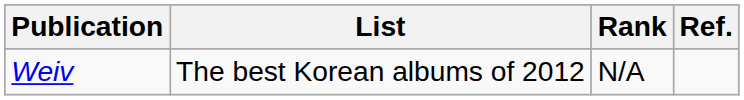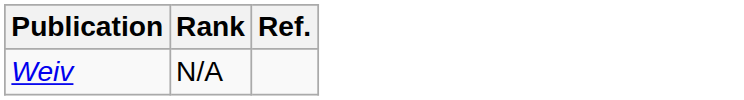- column: (380, 26)
